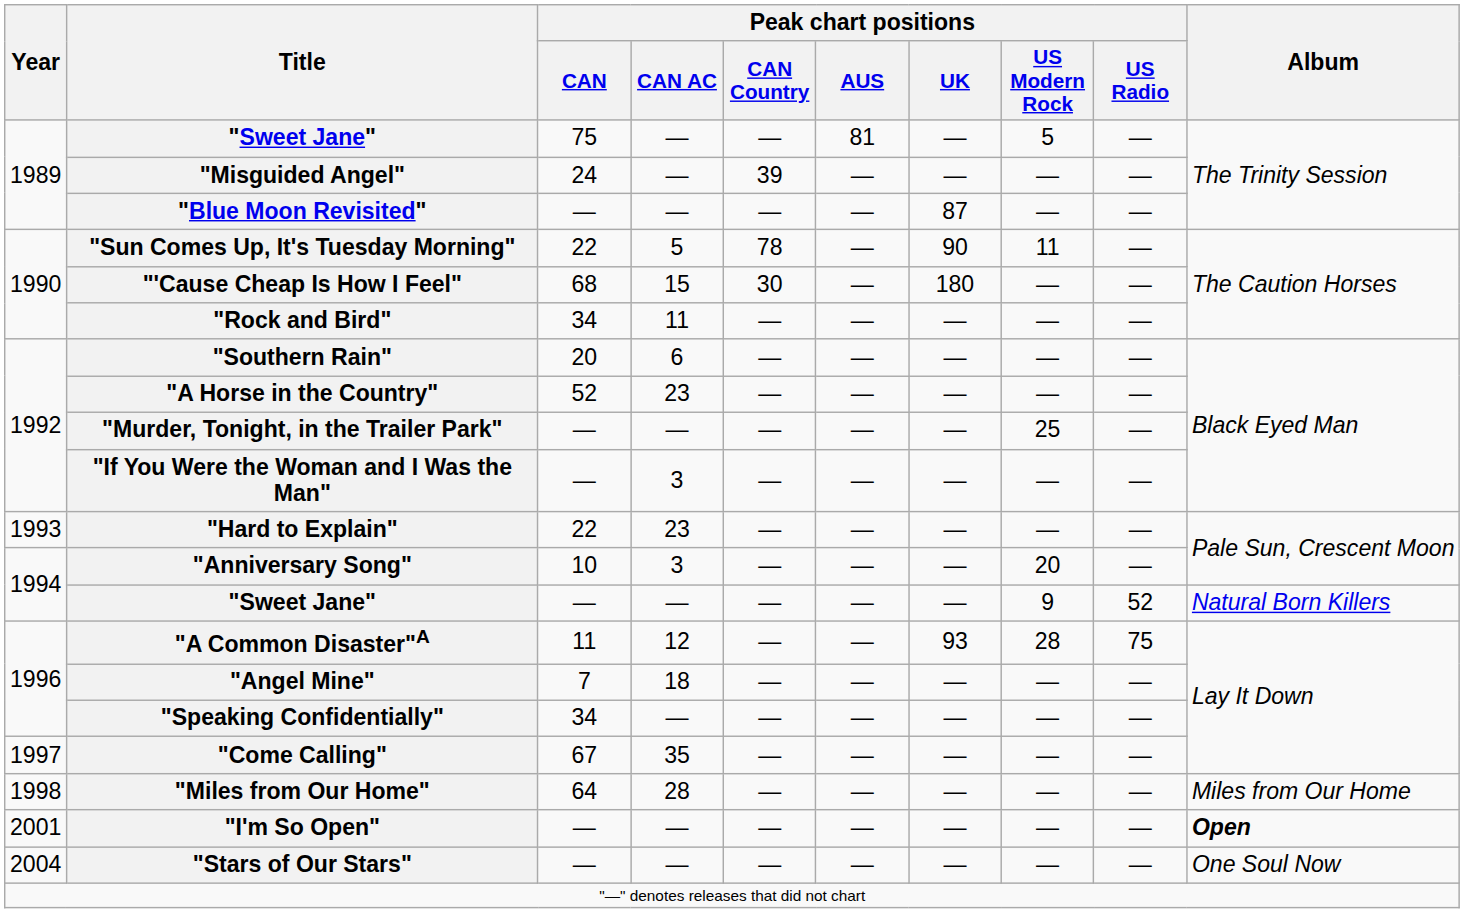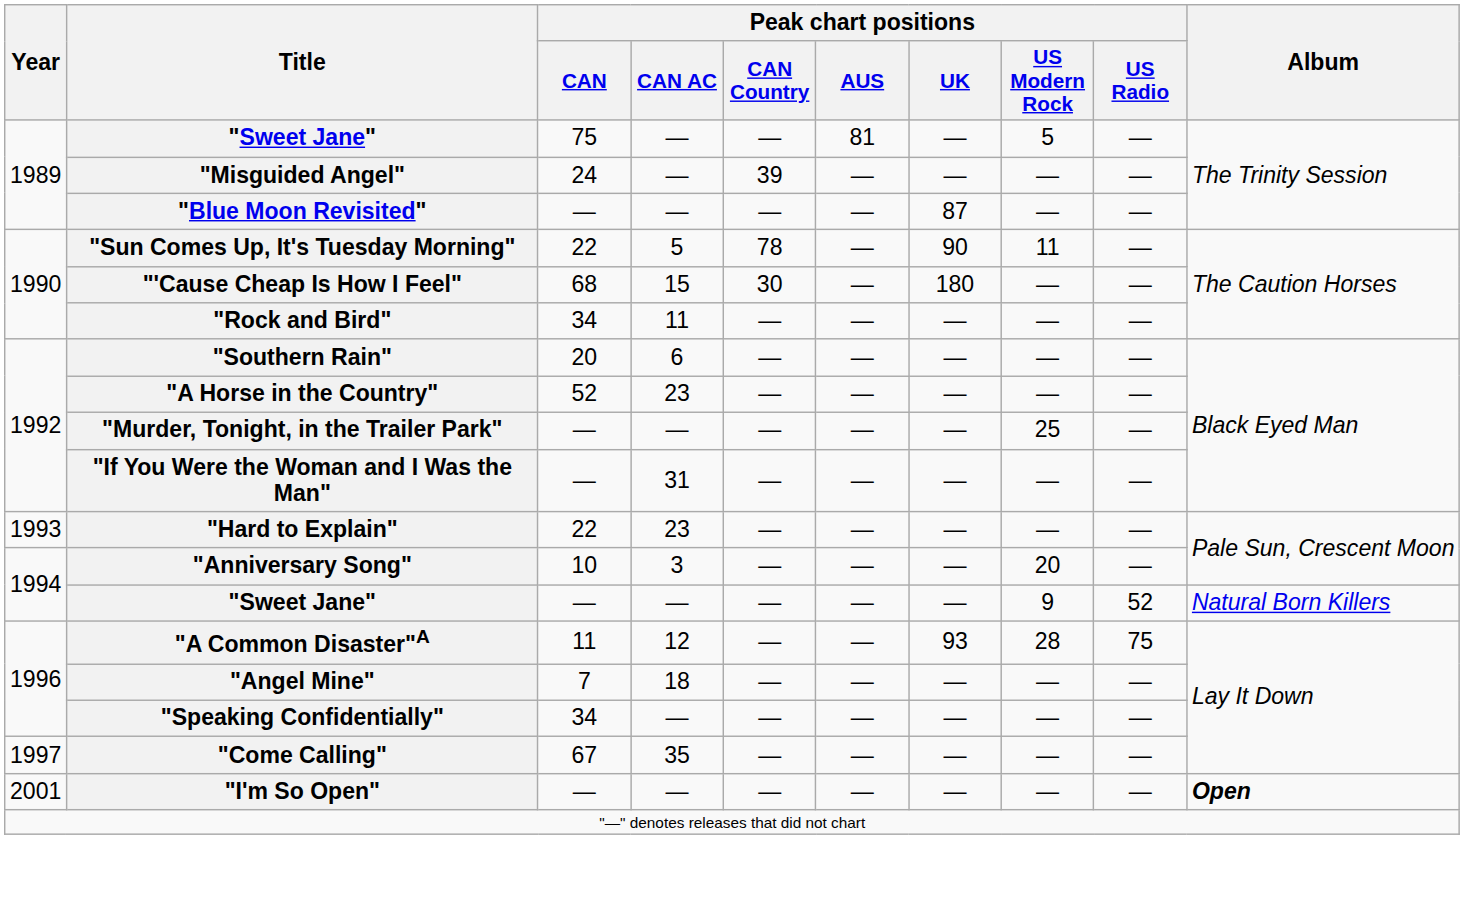(677, 479) 3 -> (677, 479) 31
- row: (302, 791)
- row: (302, 864)
